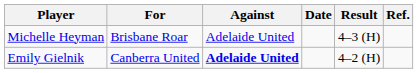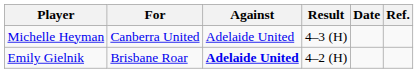columns swapped: (359, 15) <-> (318, 15)
(149, 36) Brisbane Roar -> (155, 36) Canberra United
(155, 57) Canberra United -> (149, 57) Brisbane Roar
